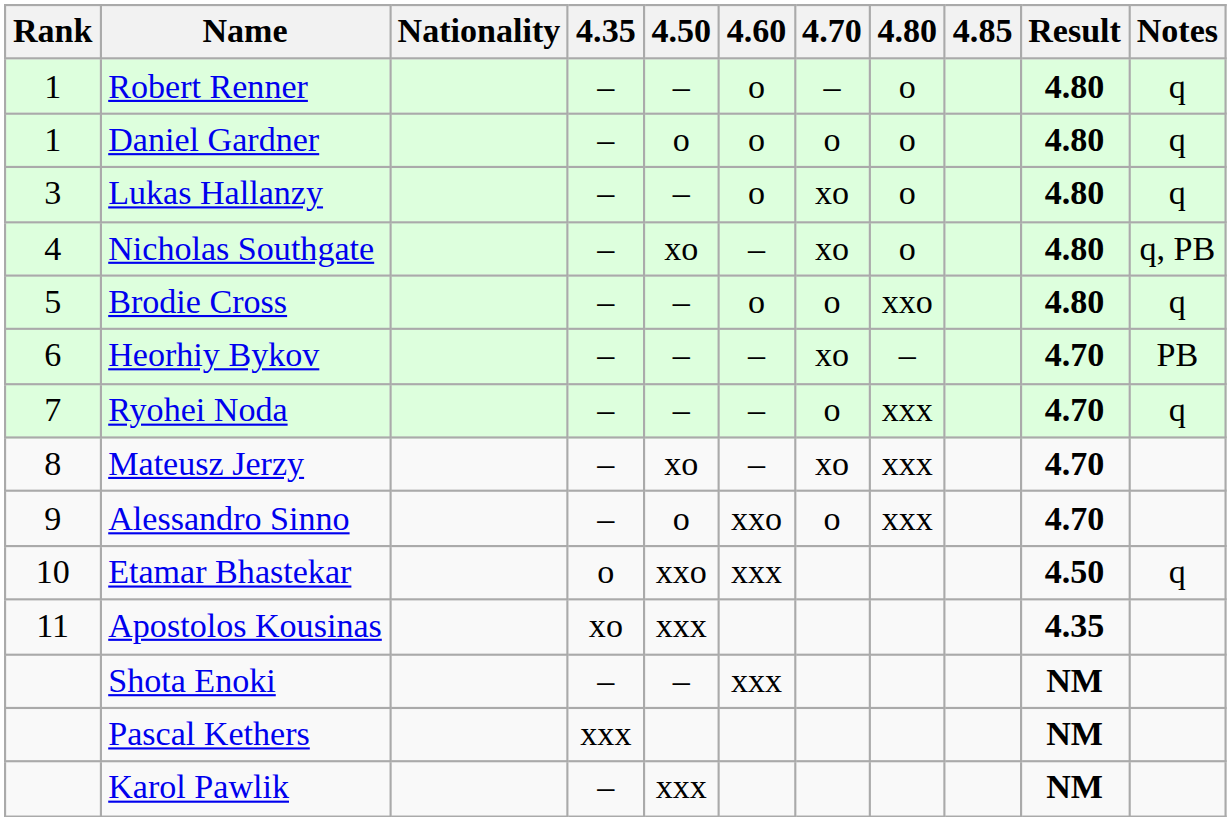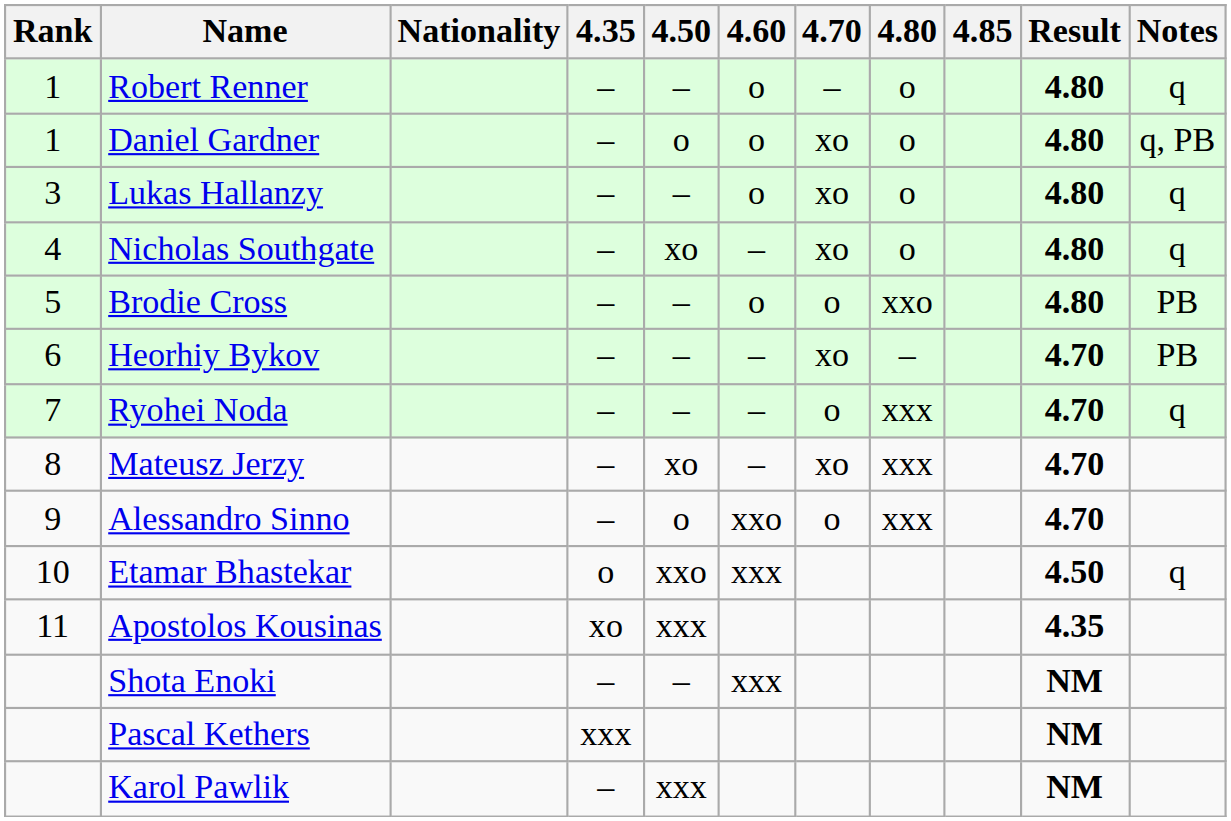(832, 139) o -> (832, 139) xo
(1177, 139) q -> (1177, 139) q, PB
(1177, 247) q, PB -> (1177, 247) q
(1177, 301) q -> (1177, 301) PB
